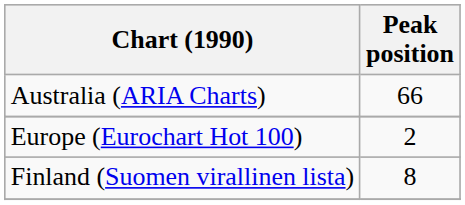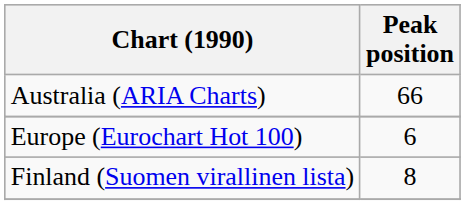(410, 136) 2 -> (410, 136) 6
